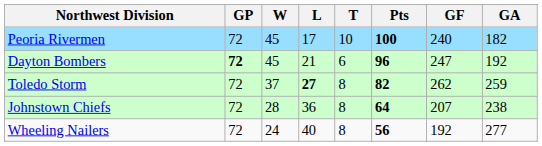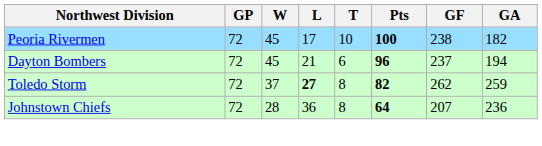(441, 38) 240 -> (441, 38) 238
(235, 61) bold -> (235, 61) normal
(441, 61) 247 -> (441, 61) 237
(496, 61) 192 -> (496, 61) 194
(496, 107) 238 -> (496, 107) 236
- row: (58, 130)
